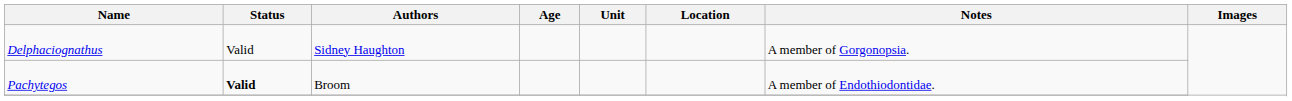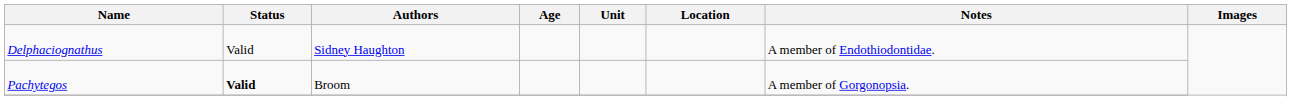(838, 49) A member of Gorgonopsia. -> (851, 49) A member of Endothiodontidae.
(851, 85) A member of Endothiodontidae. -> (838, 85) A member of Gorgonopsia.
